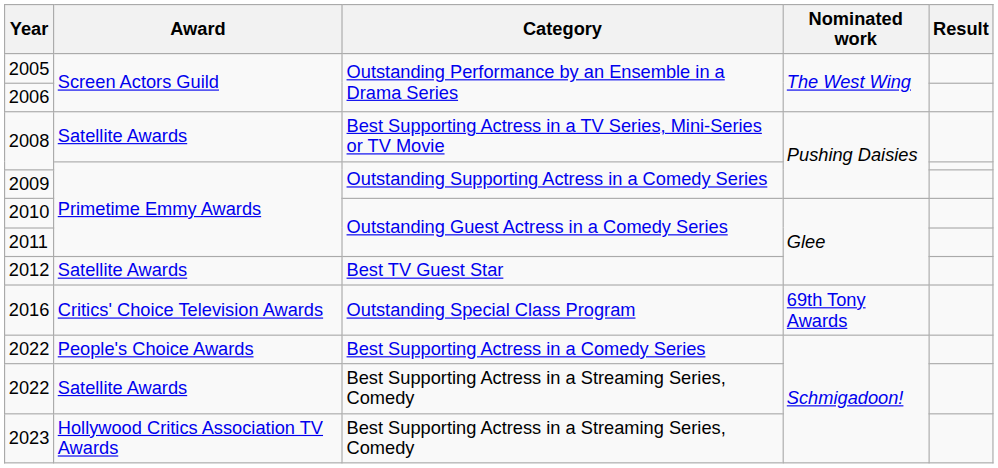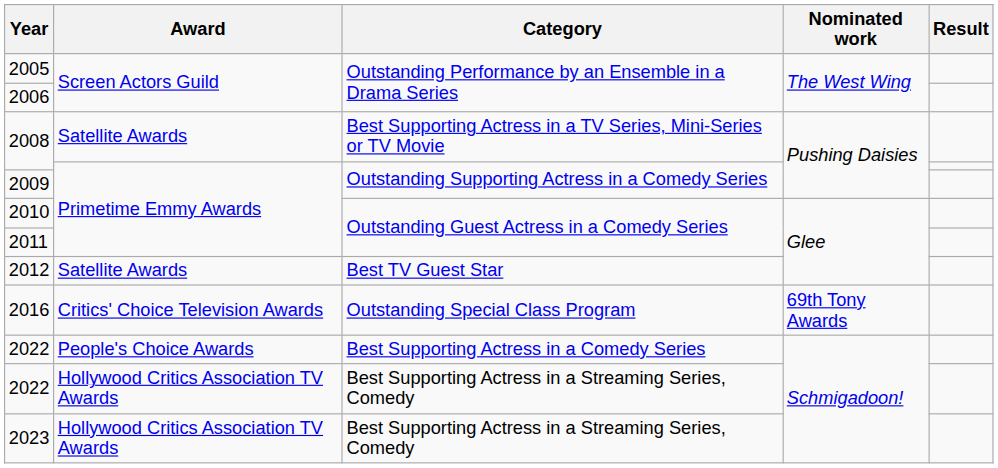(122, 388) Satellite Awards -> (190, 388) Hollywood Critics Association TV Awards
